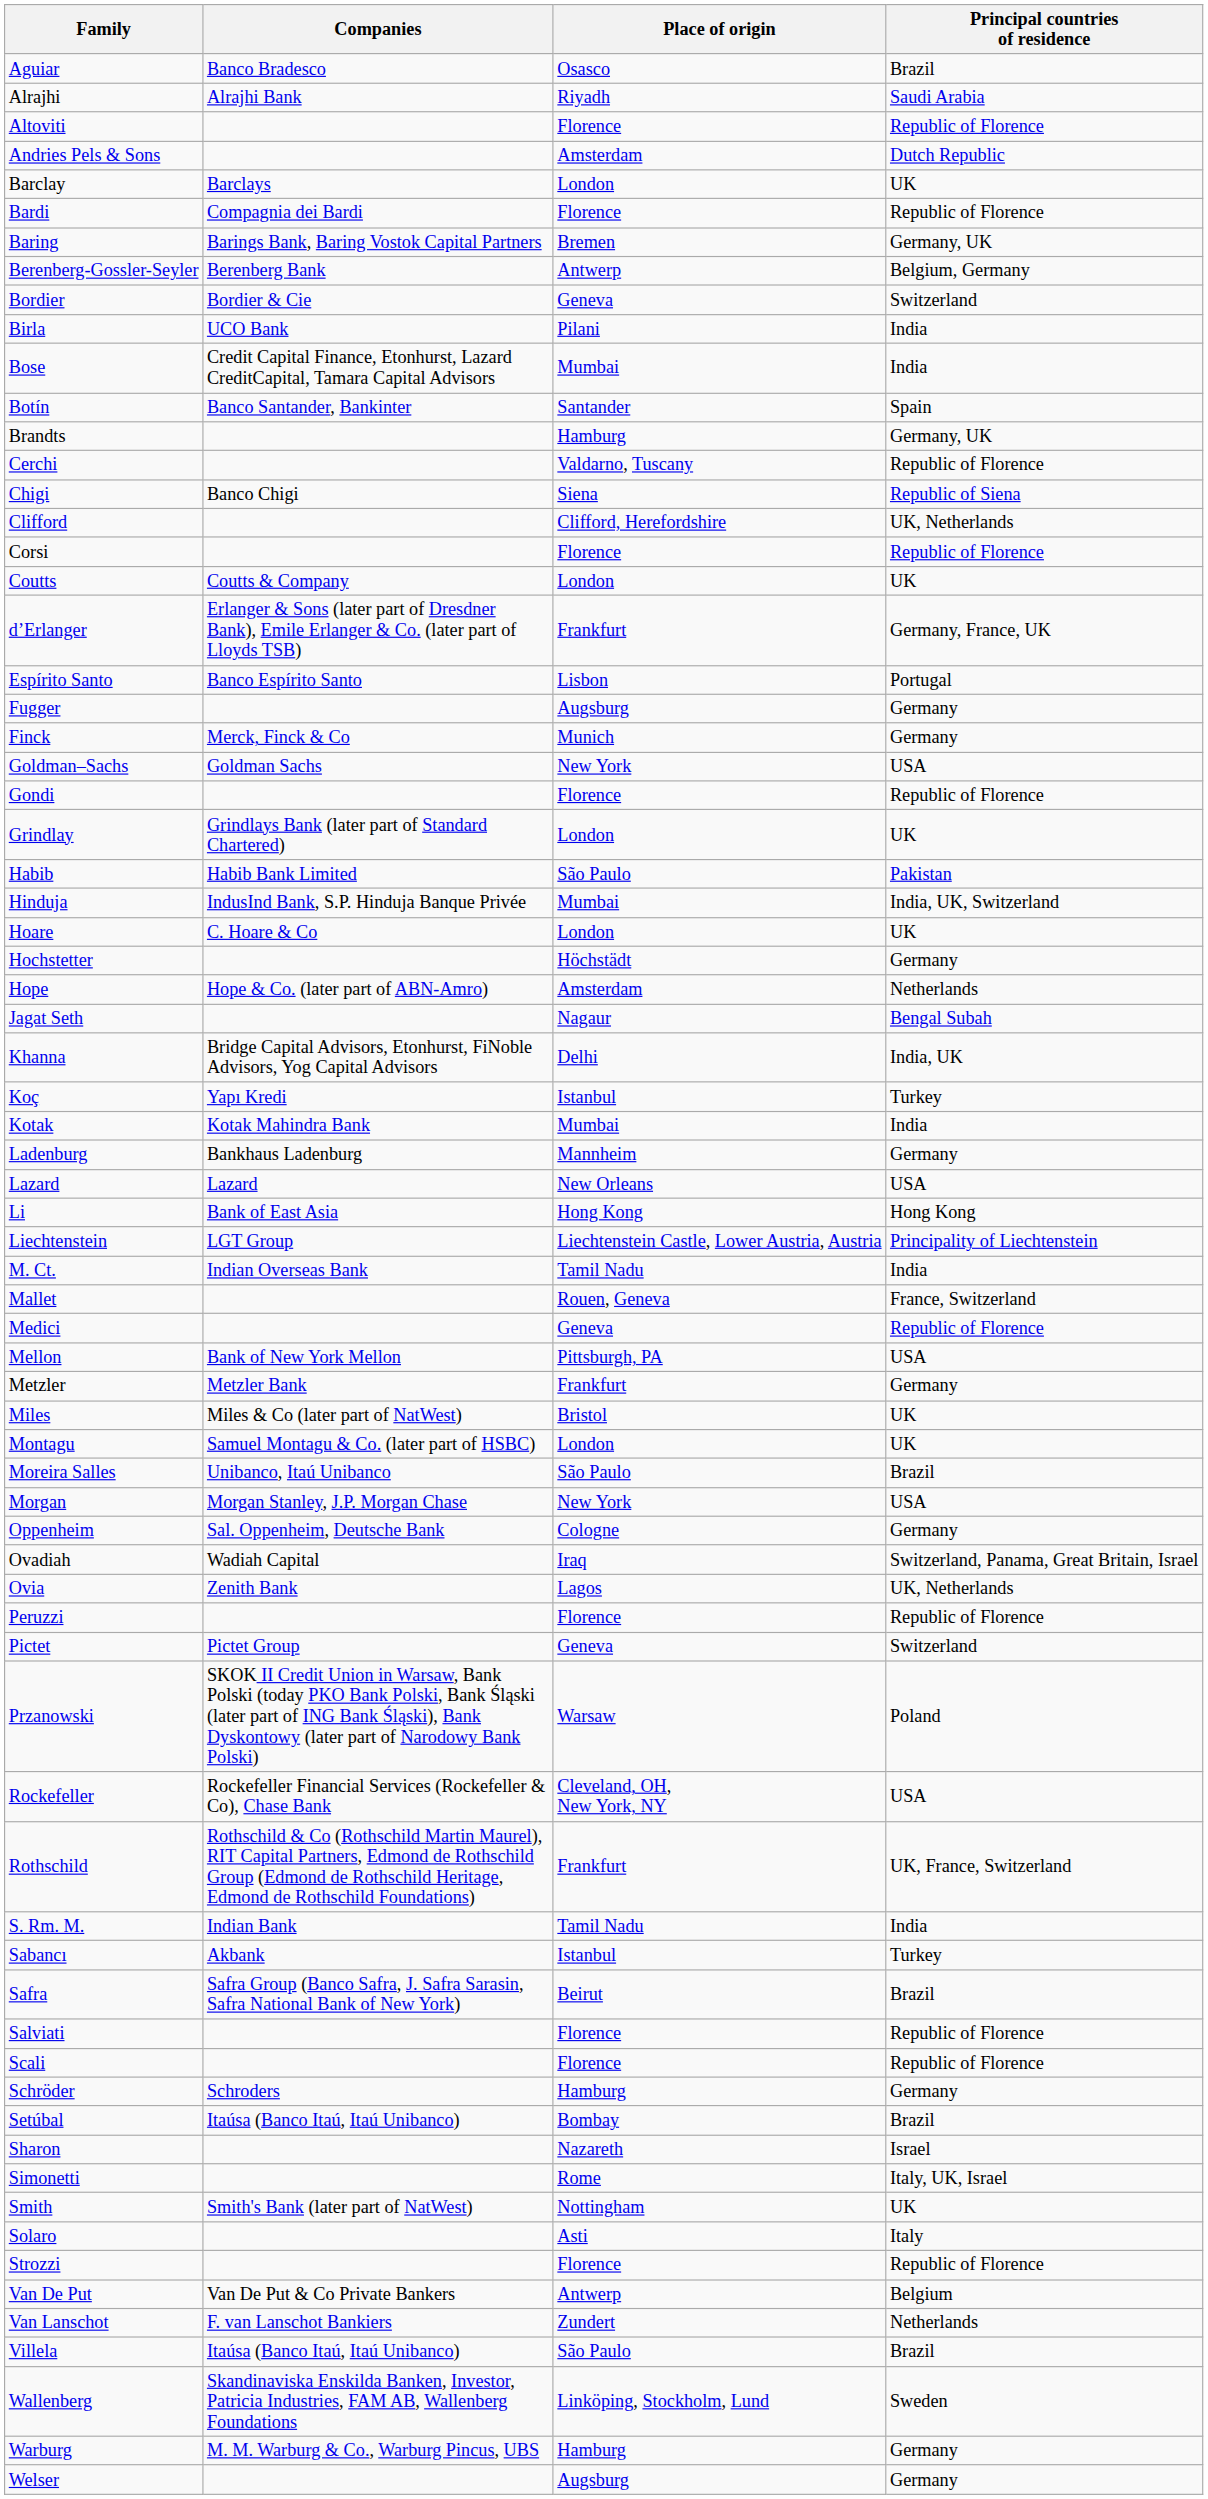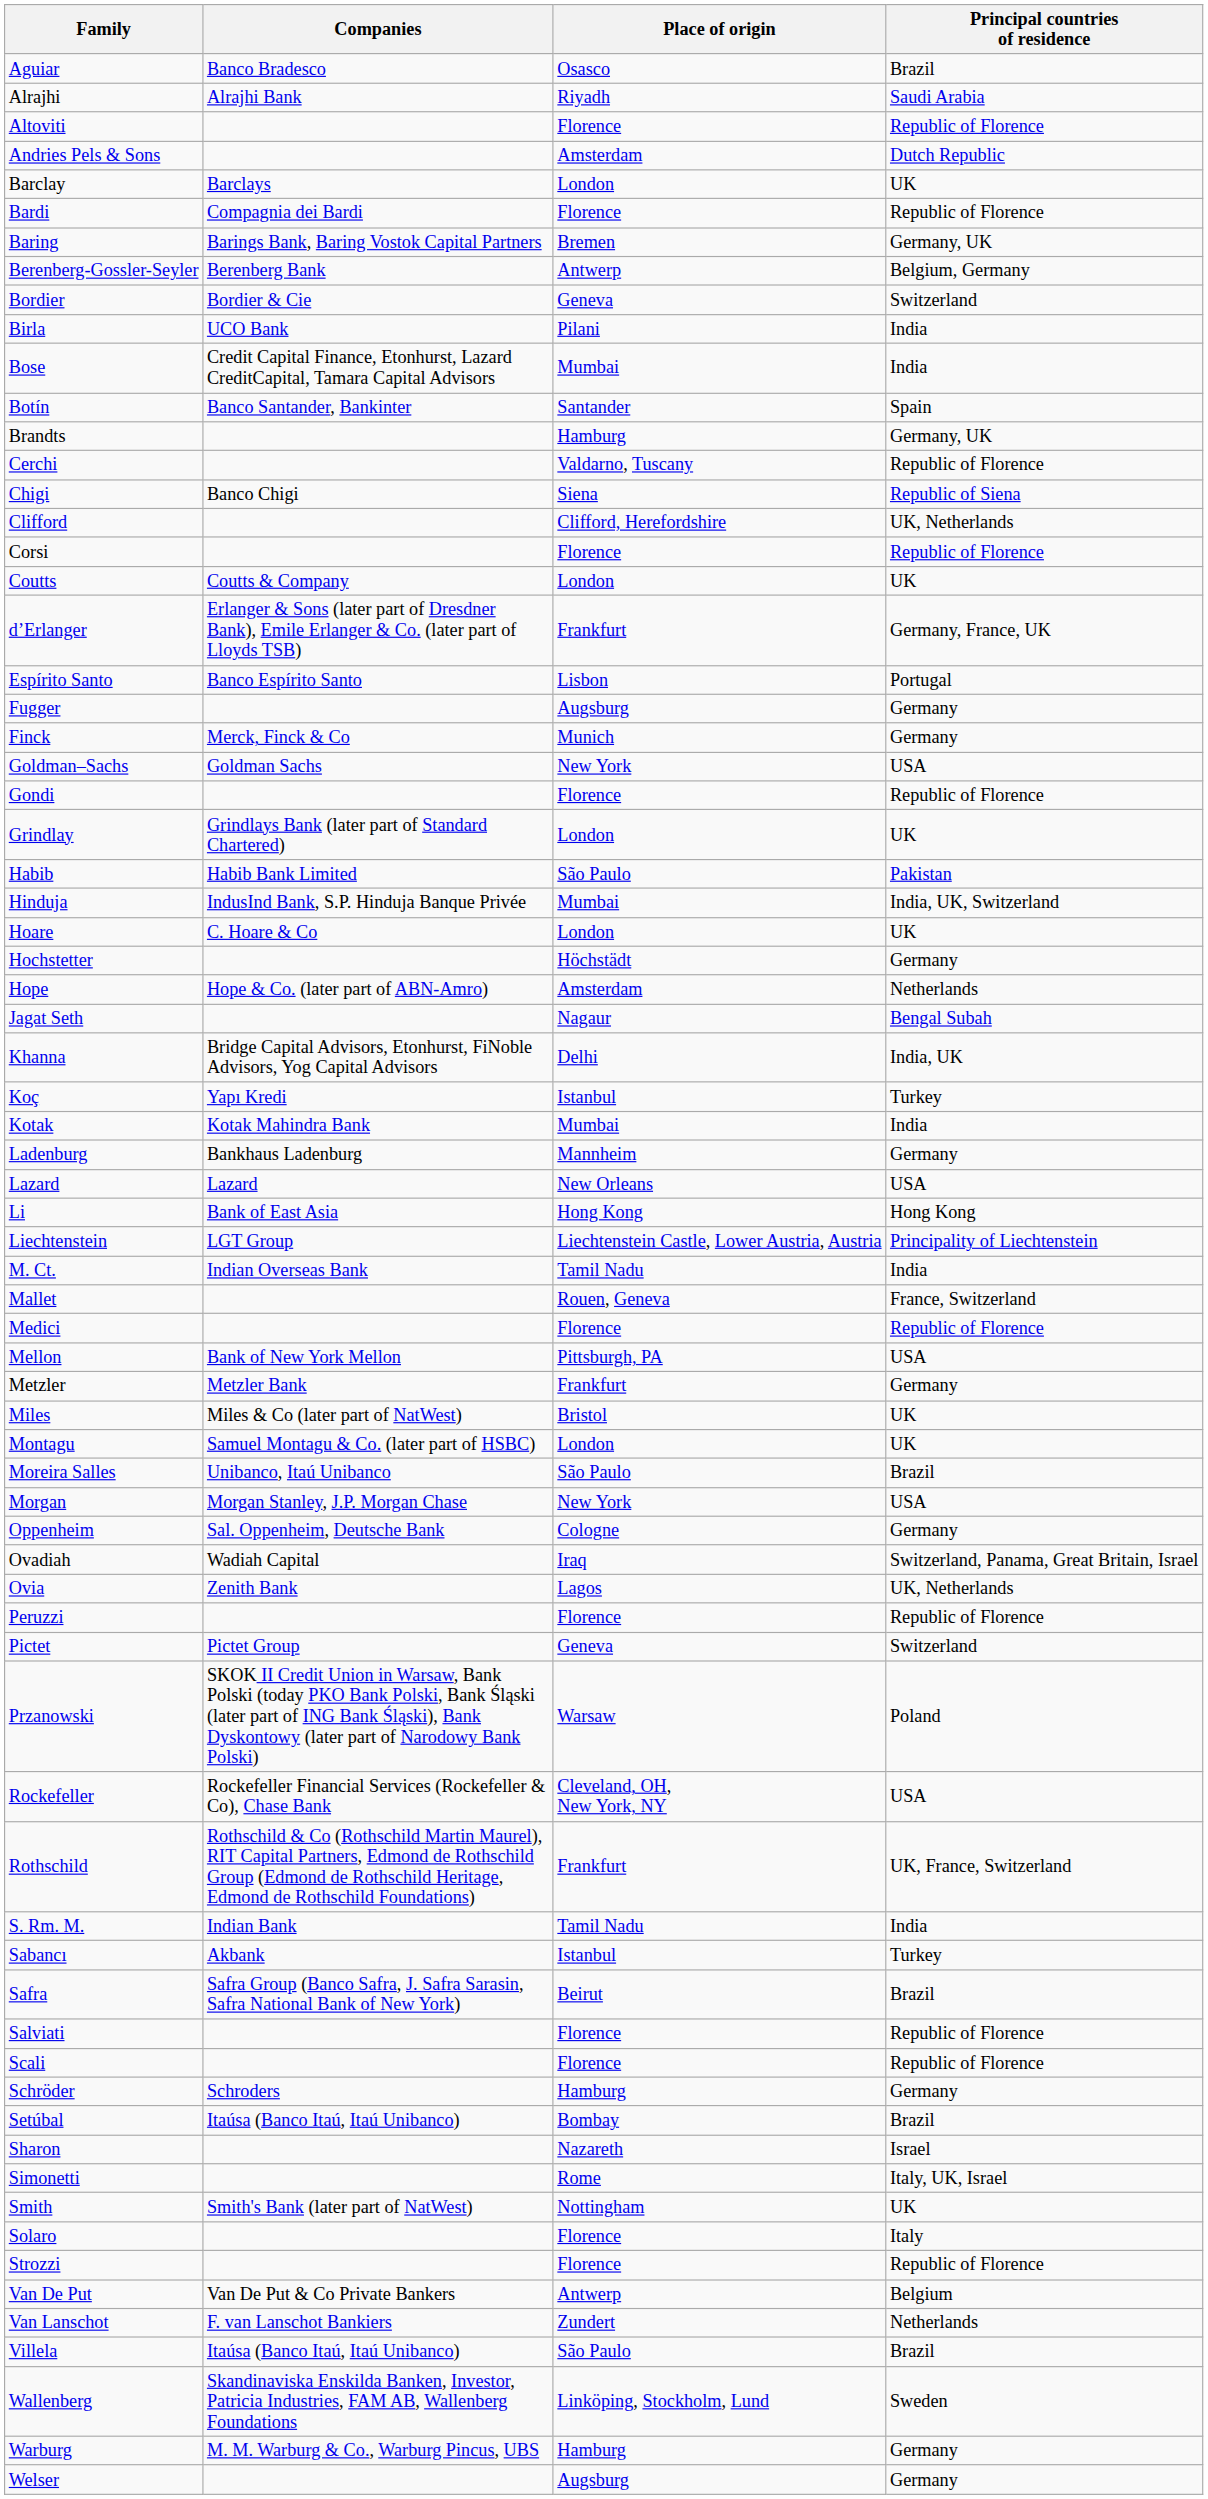(585, 1328) Geneva -> (589, 1328) Florence
(573, 2235) Asti -> (589, 2235) Florence
